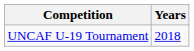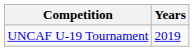(168, 35) 2018 -> (168, 35) 2019
